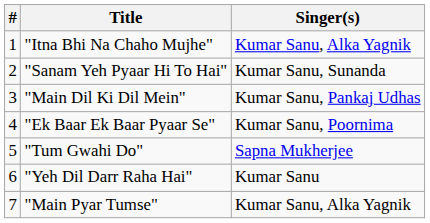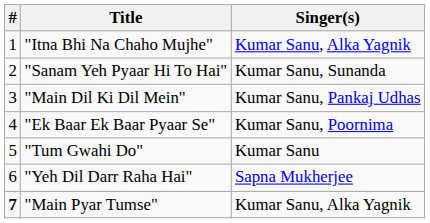(294, 151) Sapna Mukherjee -> (277, 151) Kumar Sanu
(277, 177) Kumar Sanu -> (294, 177) Sapna Mukherjee
(13, 204) normal -> (13, 204) bold
